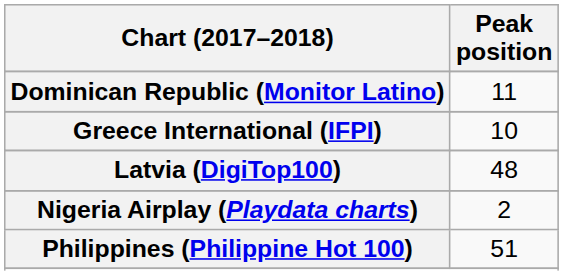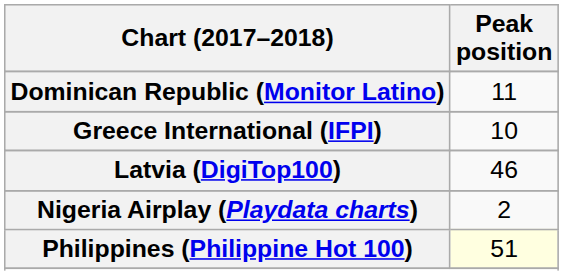(504, 170) 48 -> (504, 170) 46
(504, 248) no background -> (504, 248) lightyellow background
